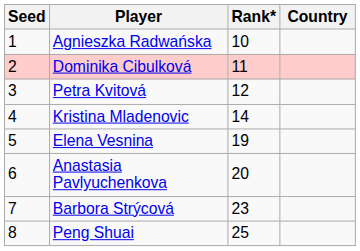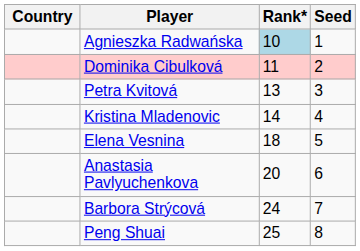columns swapped: (318, 16) <-> (27, 16)
(240, 41) no background -> (271, 41) lightblue background
(240, 91) 12 -> (271, 91) 13
(240, 141) 19 -> (271, 141) 18
(240, 208) 23 -> (271, 208) 24
